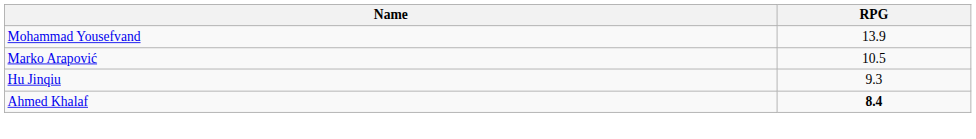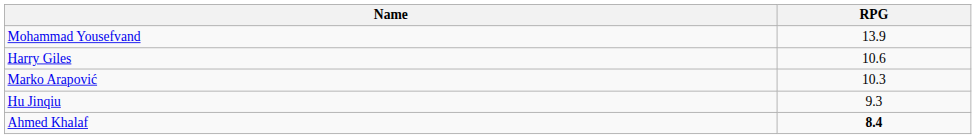+ row: (39, 58)
(874, 58) 10.5 -> (874, 79) 10.3
